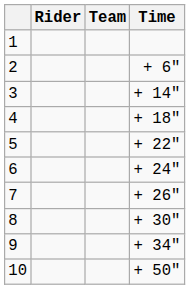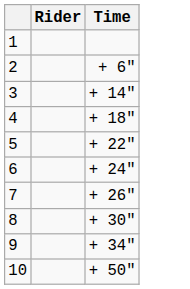- column: (107, 17)
